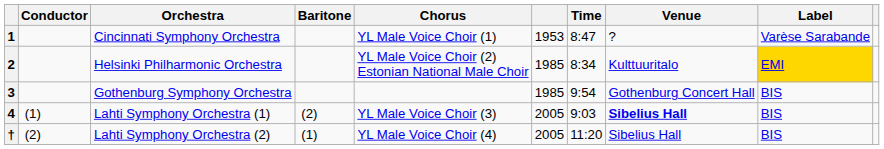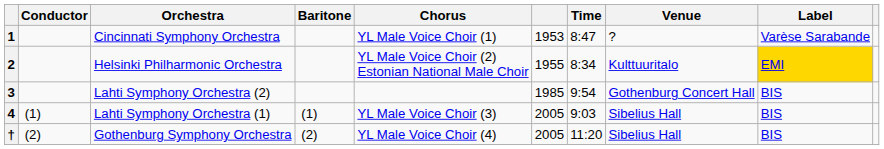(549, 64) 1985 -> (549, 64) 1955
(193, 93) Gothenburg Symphony Orchestra -> (182, 93) Lahti Symphony Orchestra (2)
(308, 114) (2) -> (308, 114) (1)
(648, 114) bold -> (645, 114) normal
(182, 135) Lahti Symphony Orchestra (2) -> (193, 135) Gothenburg Symphony Orchestra
(308, 135) (1) -> (308, 135) (2)
